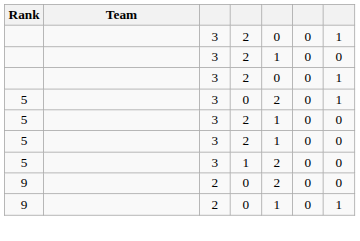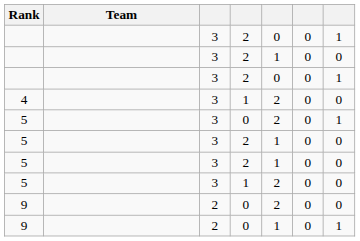+ row: (24, 99)
